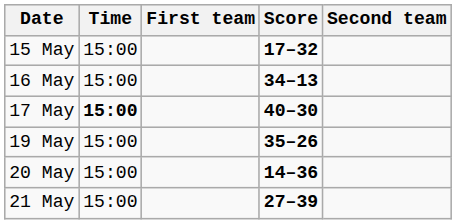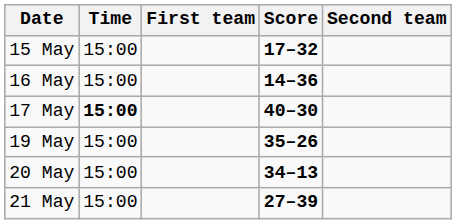(291, 81) 34–13 -> (291, 81) 14–36
(291, 172) 14–36 -> (291, 172) 34–13
